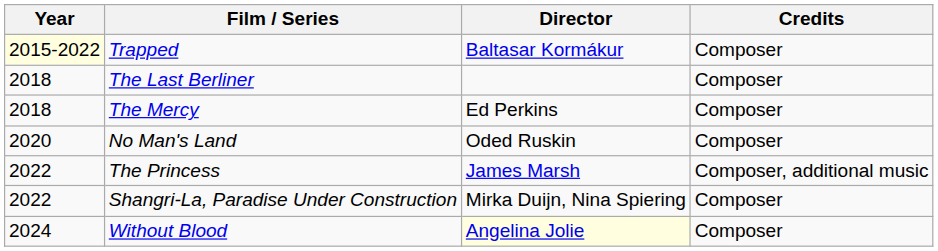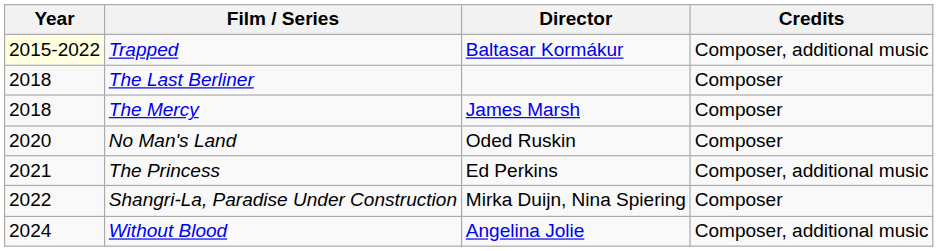(739, 49) Composer -> (812, 49) Composer, additional music
(512, 110) Ed Perkins -> (523, 110) James Marsh
(30, 170) 2022 -> (30, 170) 2021
(523, 170) James Marsh -> (512, 170) Ed Perkins
(525, 230) lightyellow background -> (525, 230) no background
(739, 230) Composer -> (812, 230) Composer, additional music
